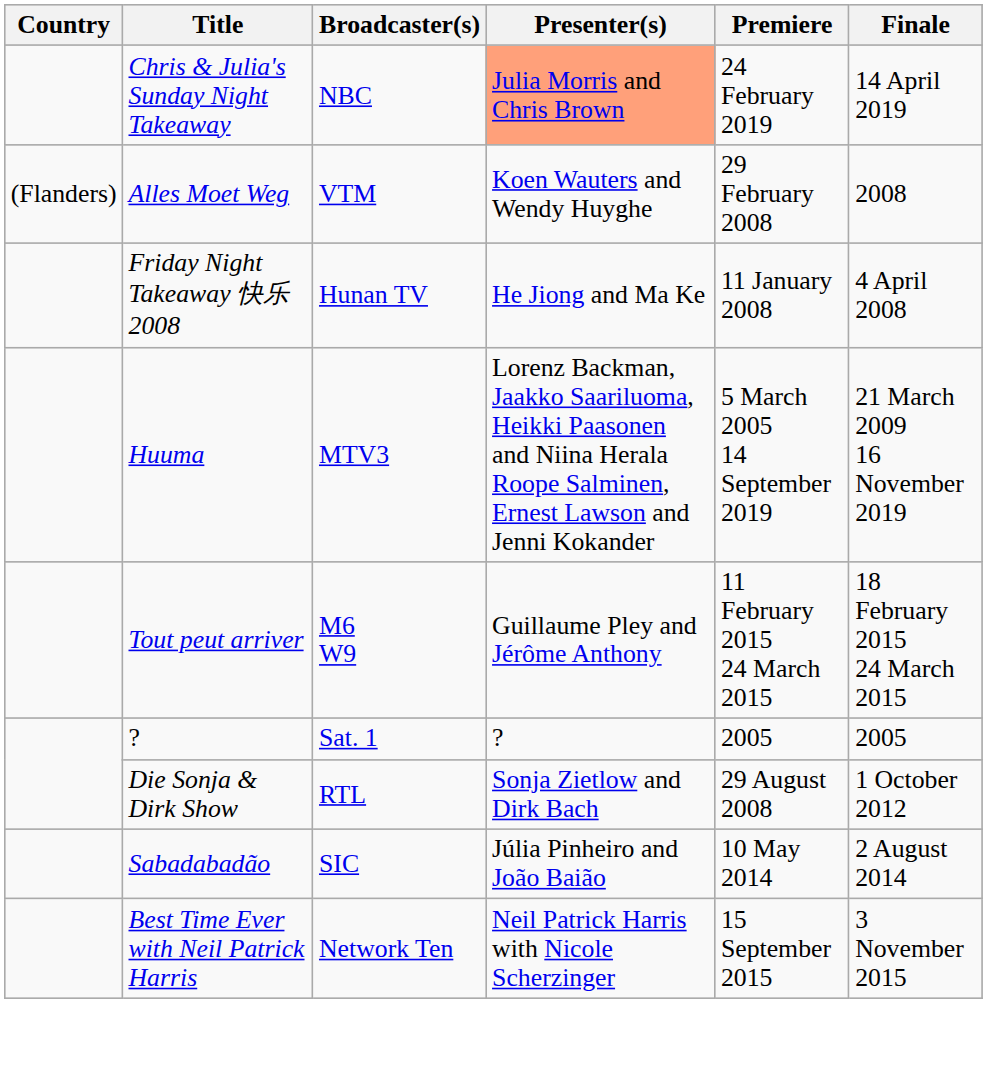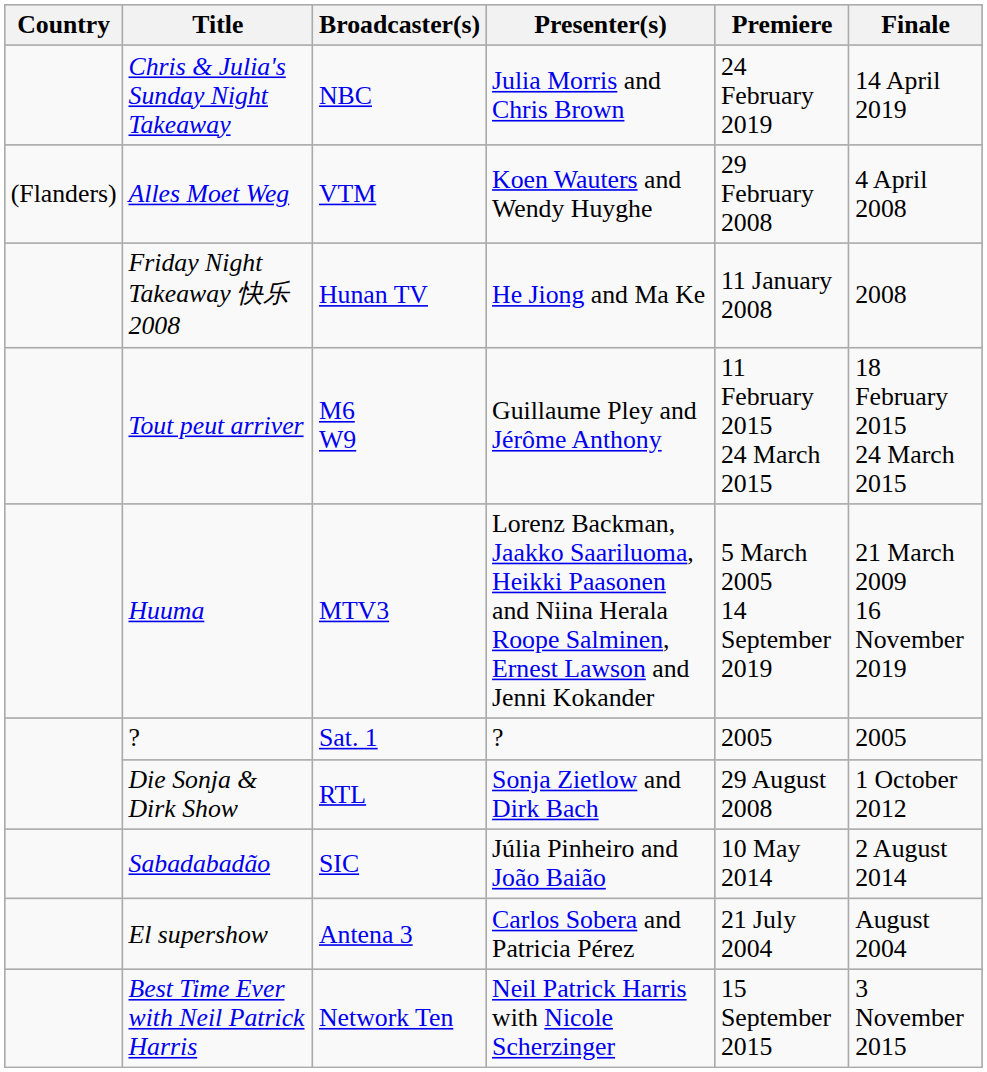(576, 94) lightsalmon background -> (576, 94) no background
(881, 193) 2008 -> (891, 193) 4 April 2008
(891, 294) 4 April 2008 -> (881, 294) 2008
rows swapped: (166, 453) <-> (216, 639)
+ row: (198, 933)
